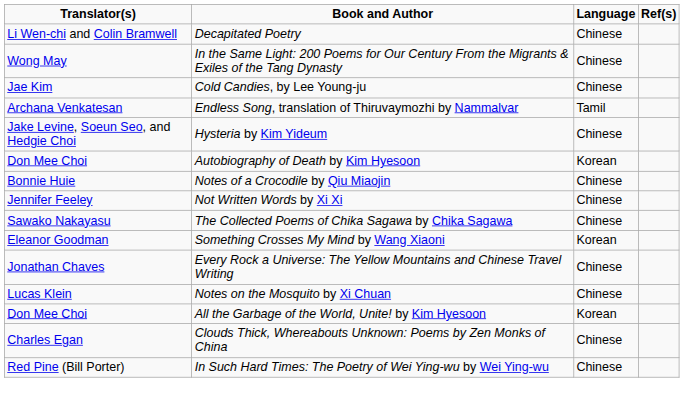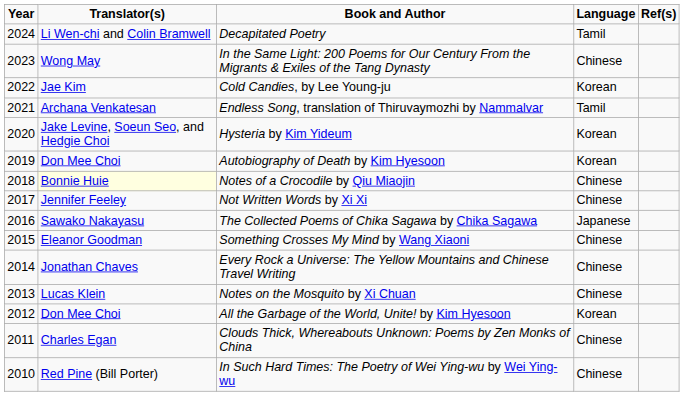+ column: (21, 14)
(599, 34) Chinese -> (591, 34) Tamil
(599, 87) Chinese -> (597, 87) Korean
(599, 134) Chinese -> (597, 134) Korean
(41, 181) no background -> (75, 181) lightyellow background
(599, 220) Chinese -> (603, 220) Japanese
(597, 240) Korean -> (599, 240) Chinese
